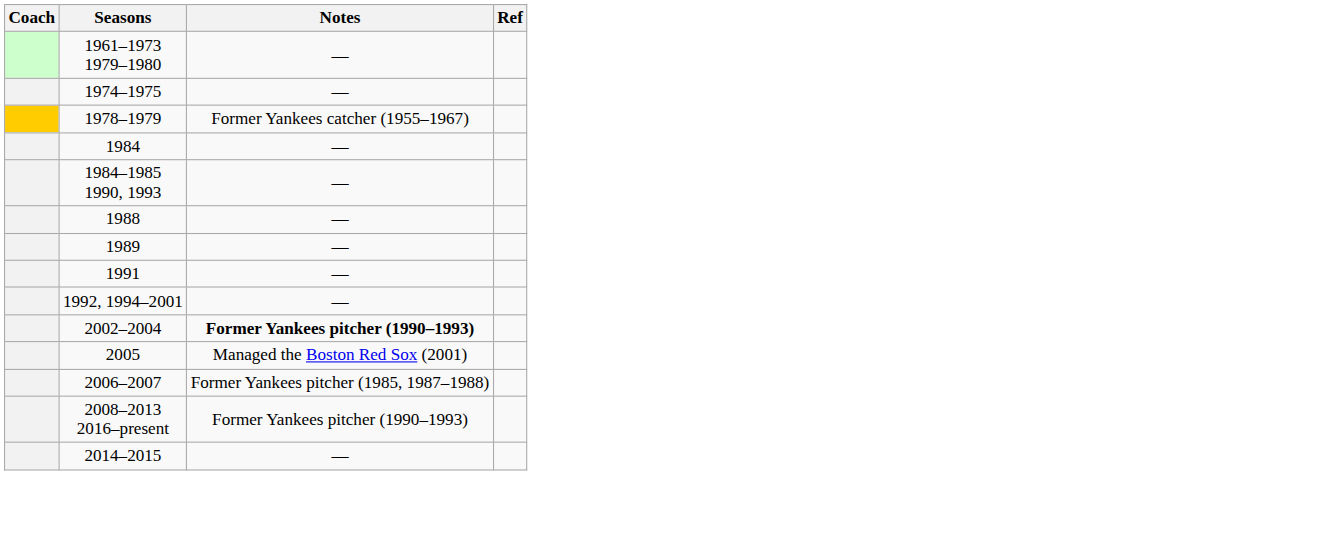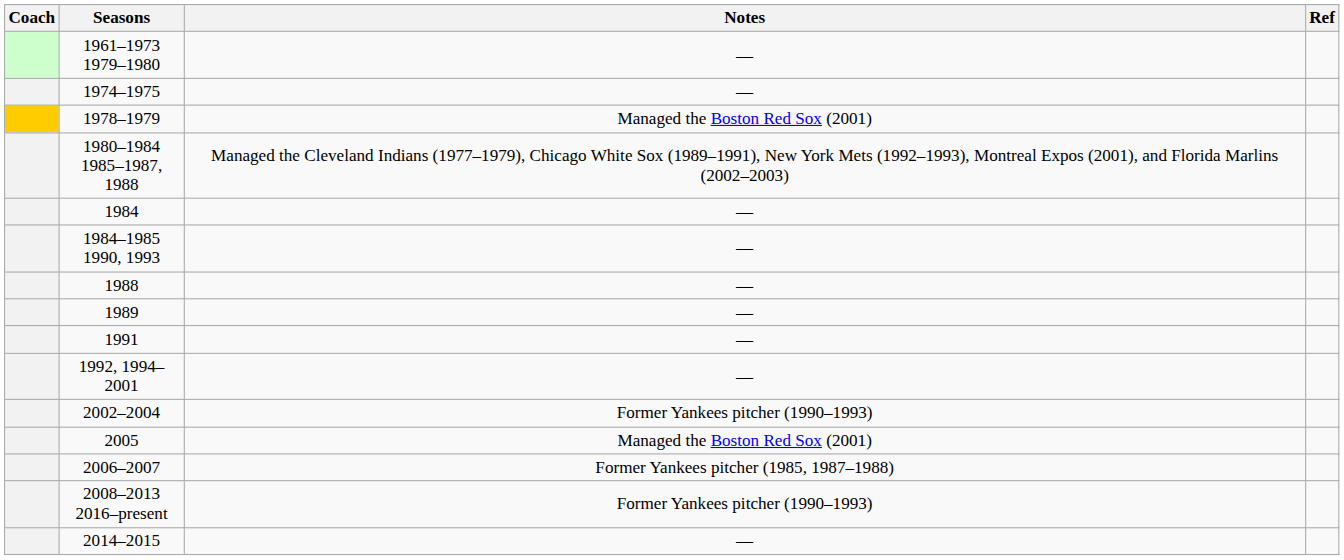(340, 118) Former Yankees catcher (1955–1967) -> (745, 118) Managed the Boston Red Sox (2001)
+ row: (122, 165)
(340, 328) bold -> (745, 413) normal
